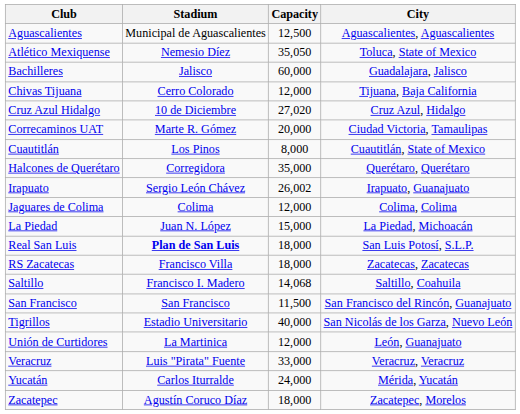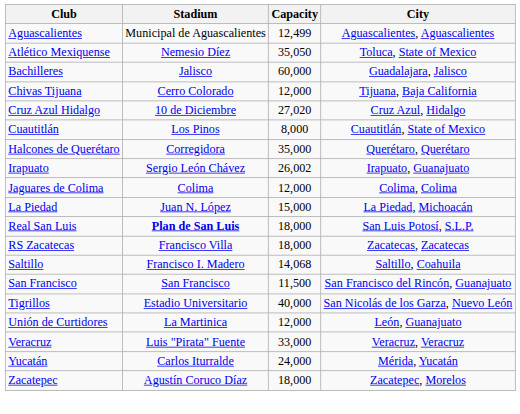(295, 33) 12,500 -> (295, 33) 12,499
- row: (56, 129)
